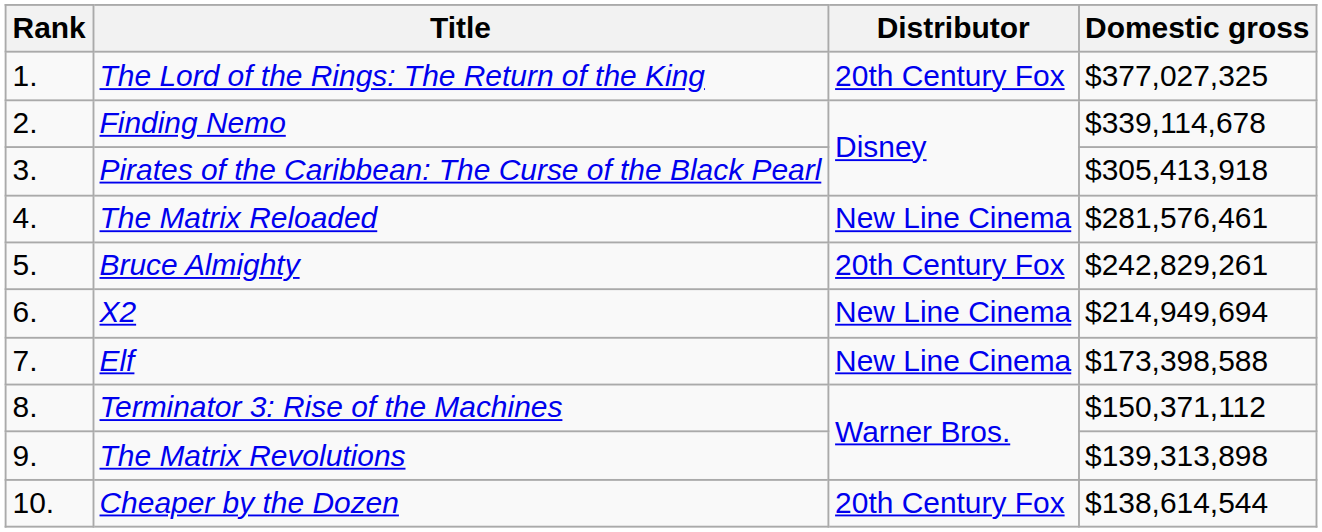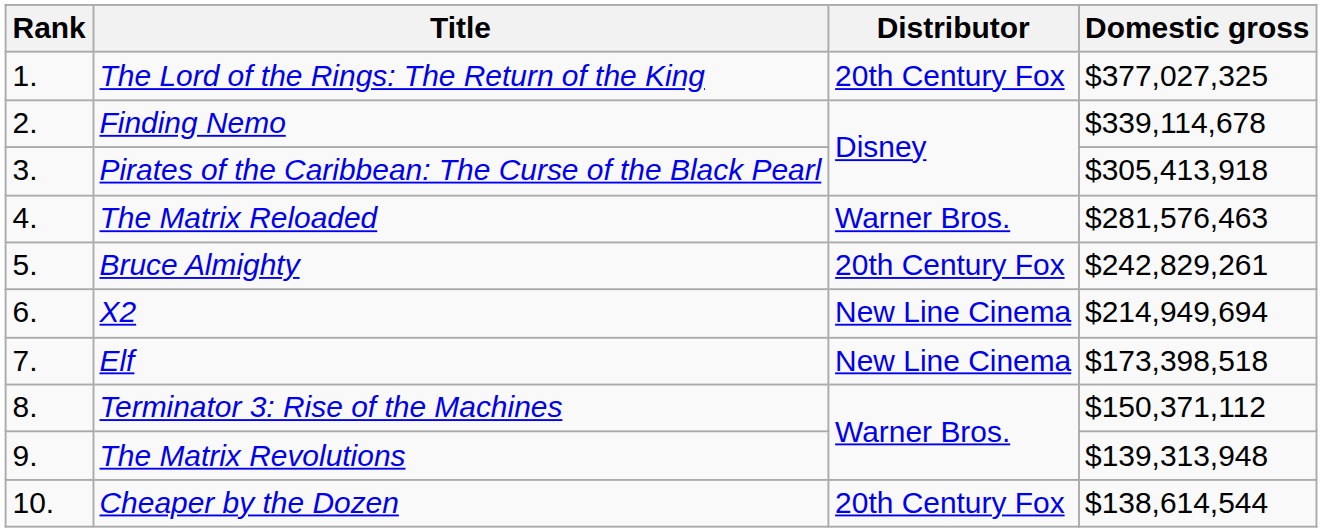(953, 218) New Line Cinema -> (923, 218) Warner Bros.
(1177, 218) $281,576,461 -> (1177, 218) $281,576,463
(1177, 360) $173,398,588 -> (1177, 360) $173,398,518
(1177, 455) $139,313,898 -> (1177, 455) $139,313,948
